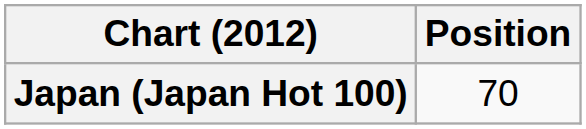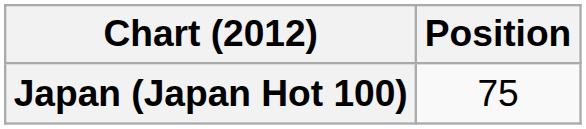(498, 92) 70 -> (498, 92) 75
